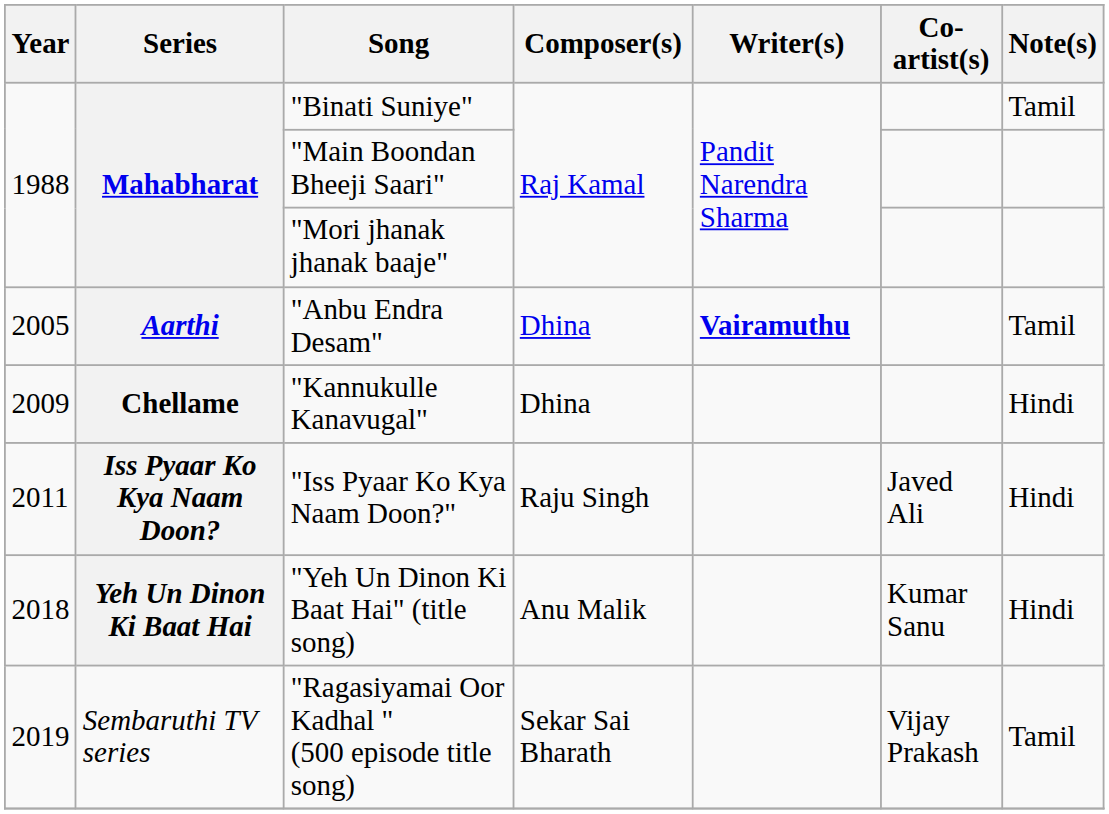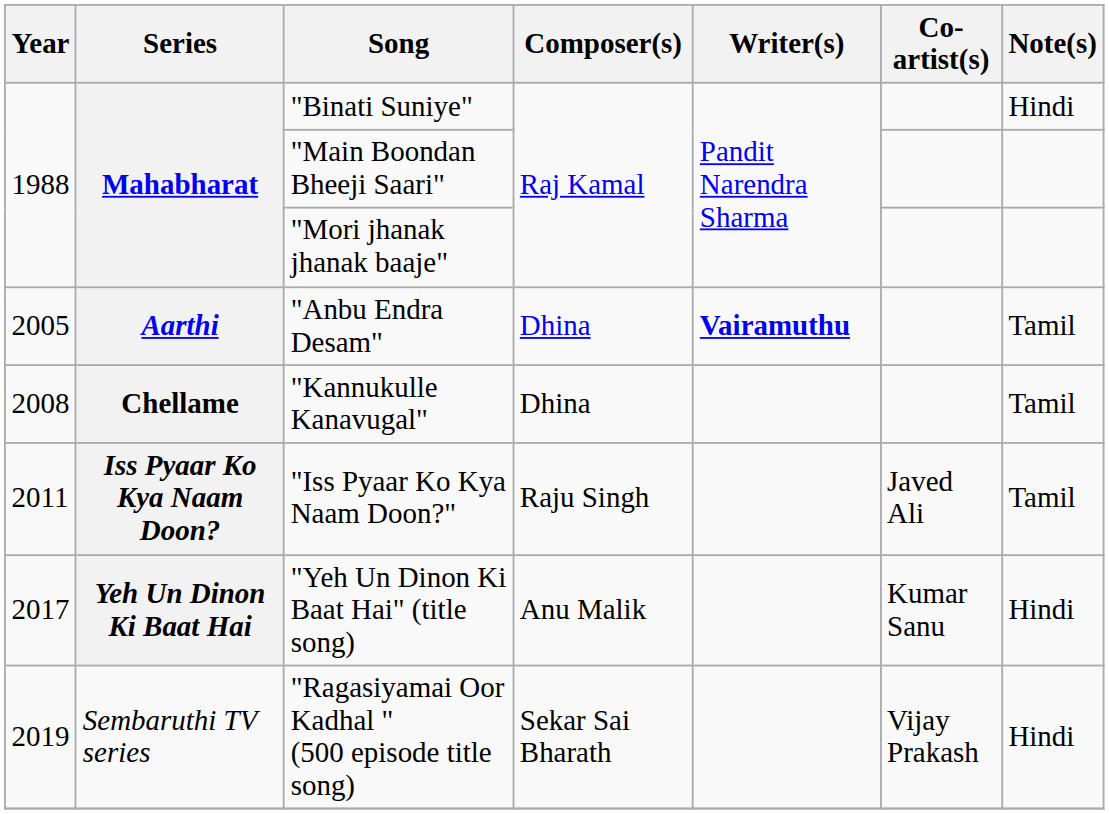(1042, 105) Tamil -> (1041, 105) Hindi
(41, 403) 2009 -> (41, 403) 2008
(1041, 403) Hindi -> (1042, 403) Tamil
(1041, 498) Hindi -> (1042, 498) Tamil
(41, 609) 2018 -> (41, 609) 2017
(1042, 736) Tamil -> (1041, 736) Hindi
